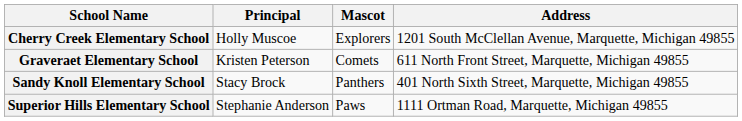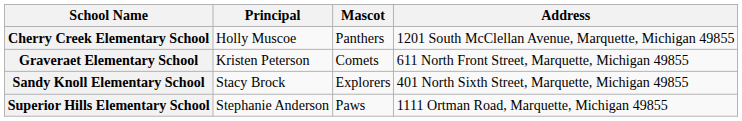(363, 37) Explorers -> (360, 37) Panthers
(360, 82) Panthers -> (363, 82) Explorers
